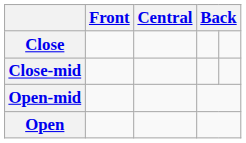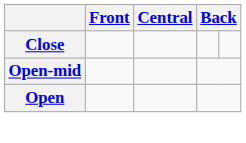- row: (45, 71)
